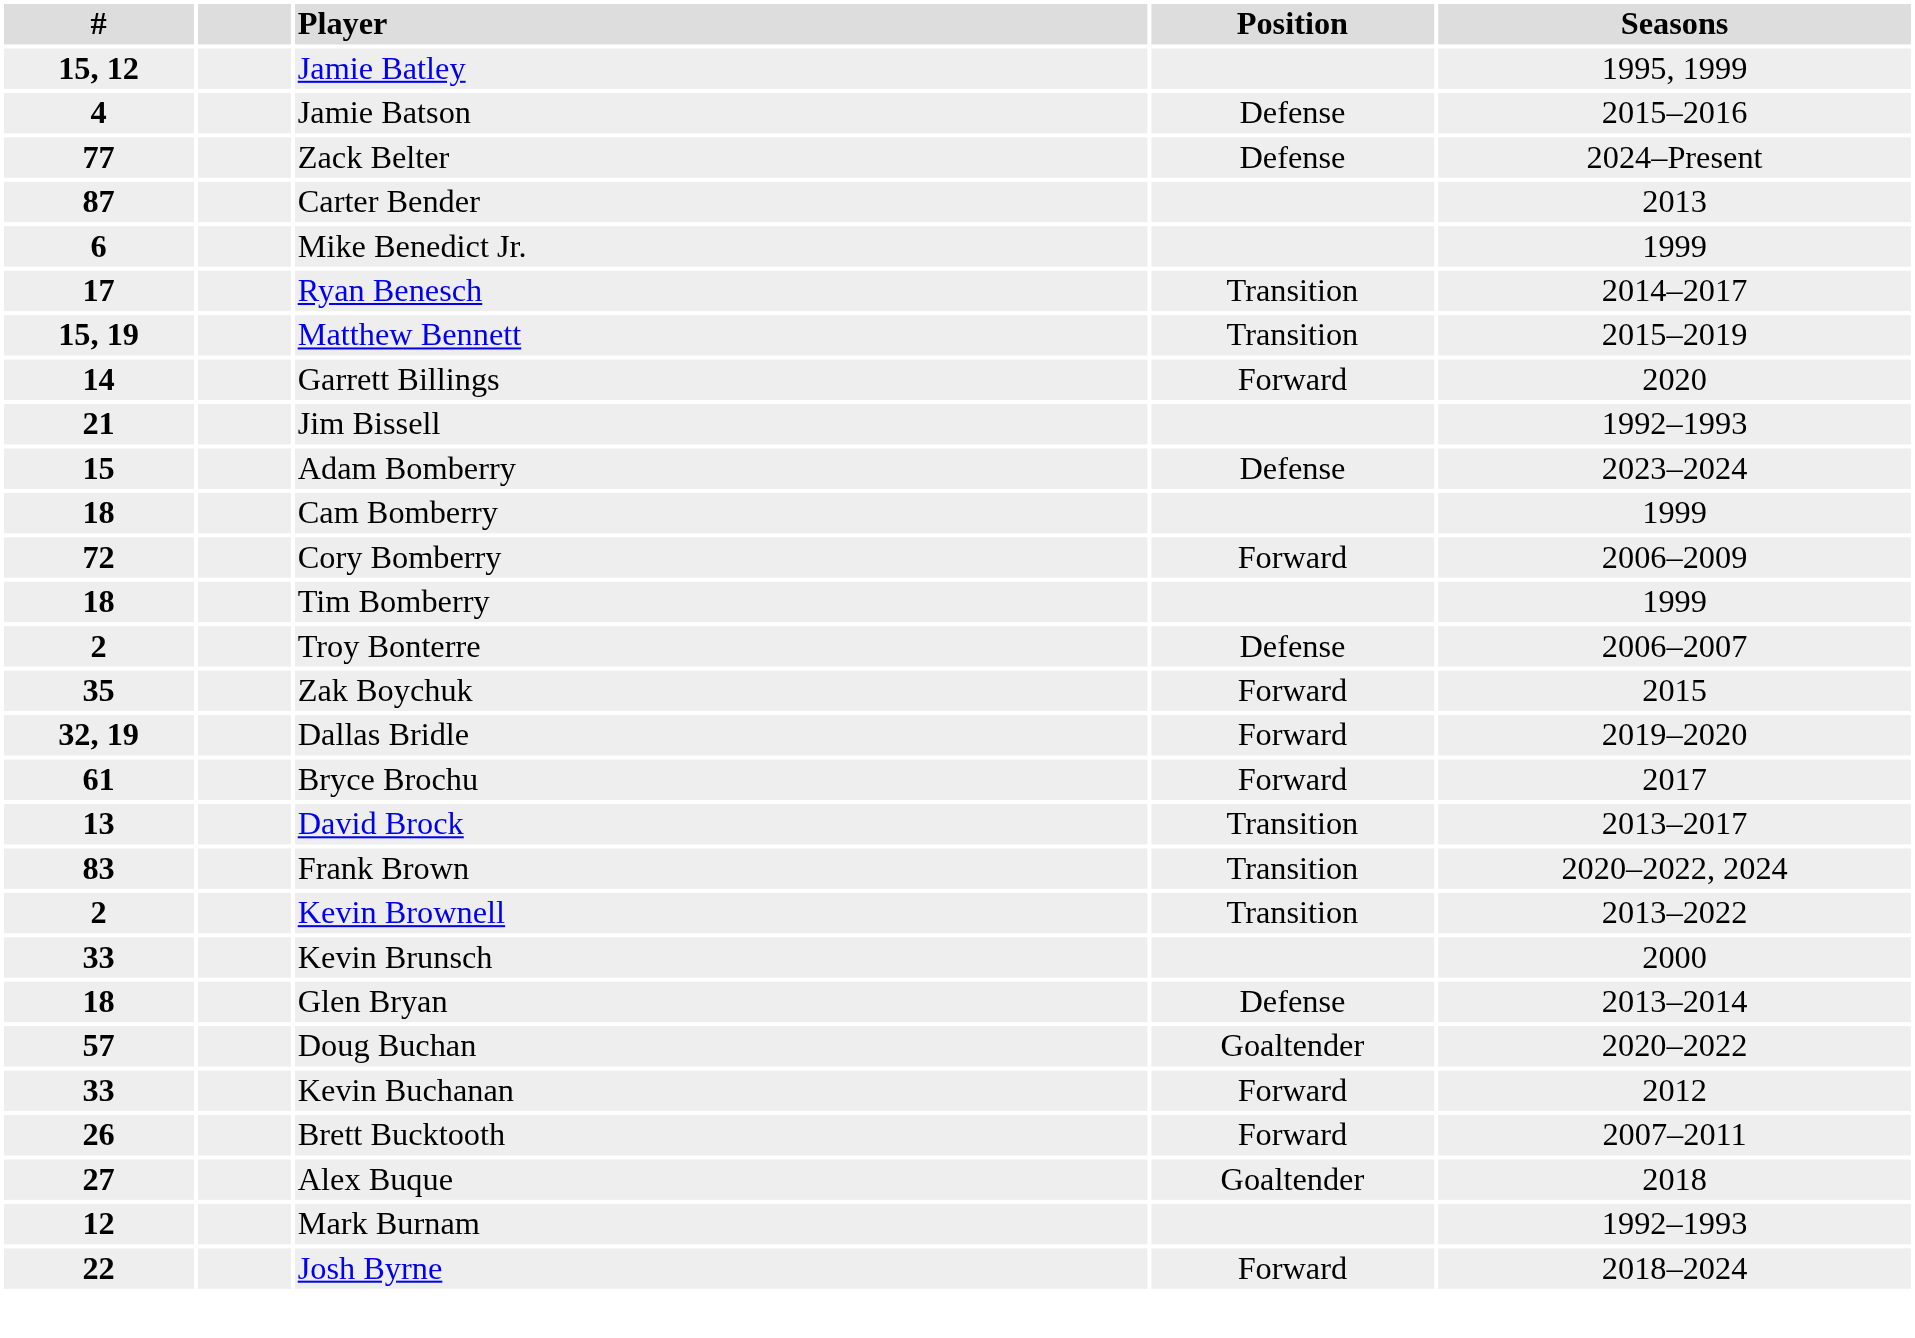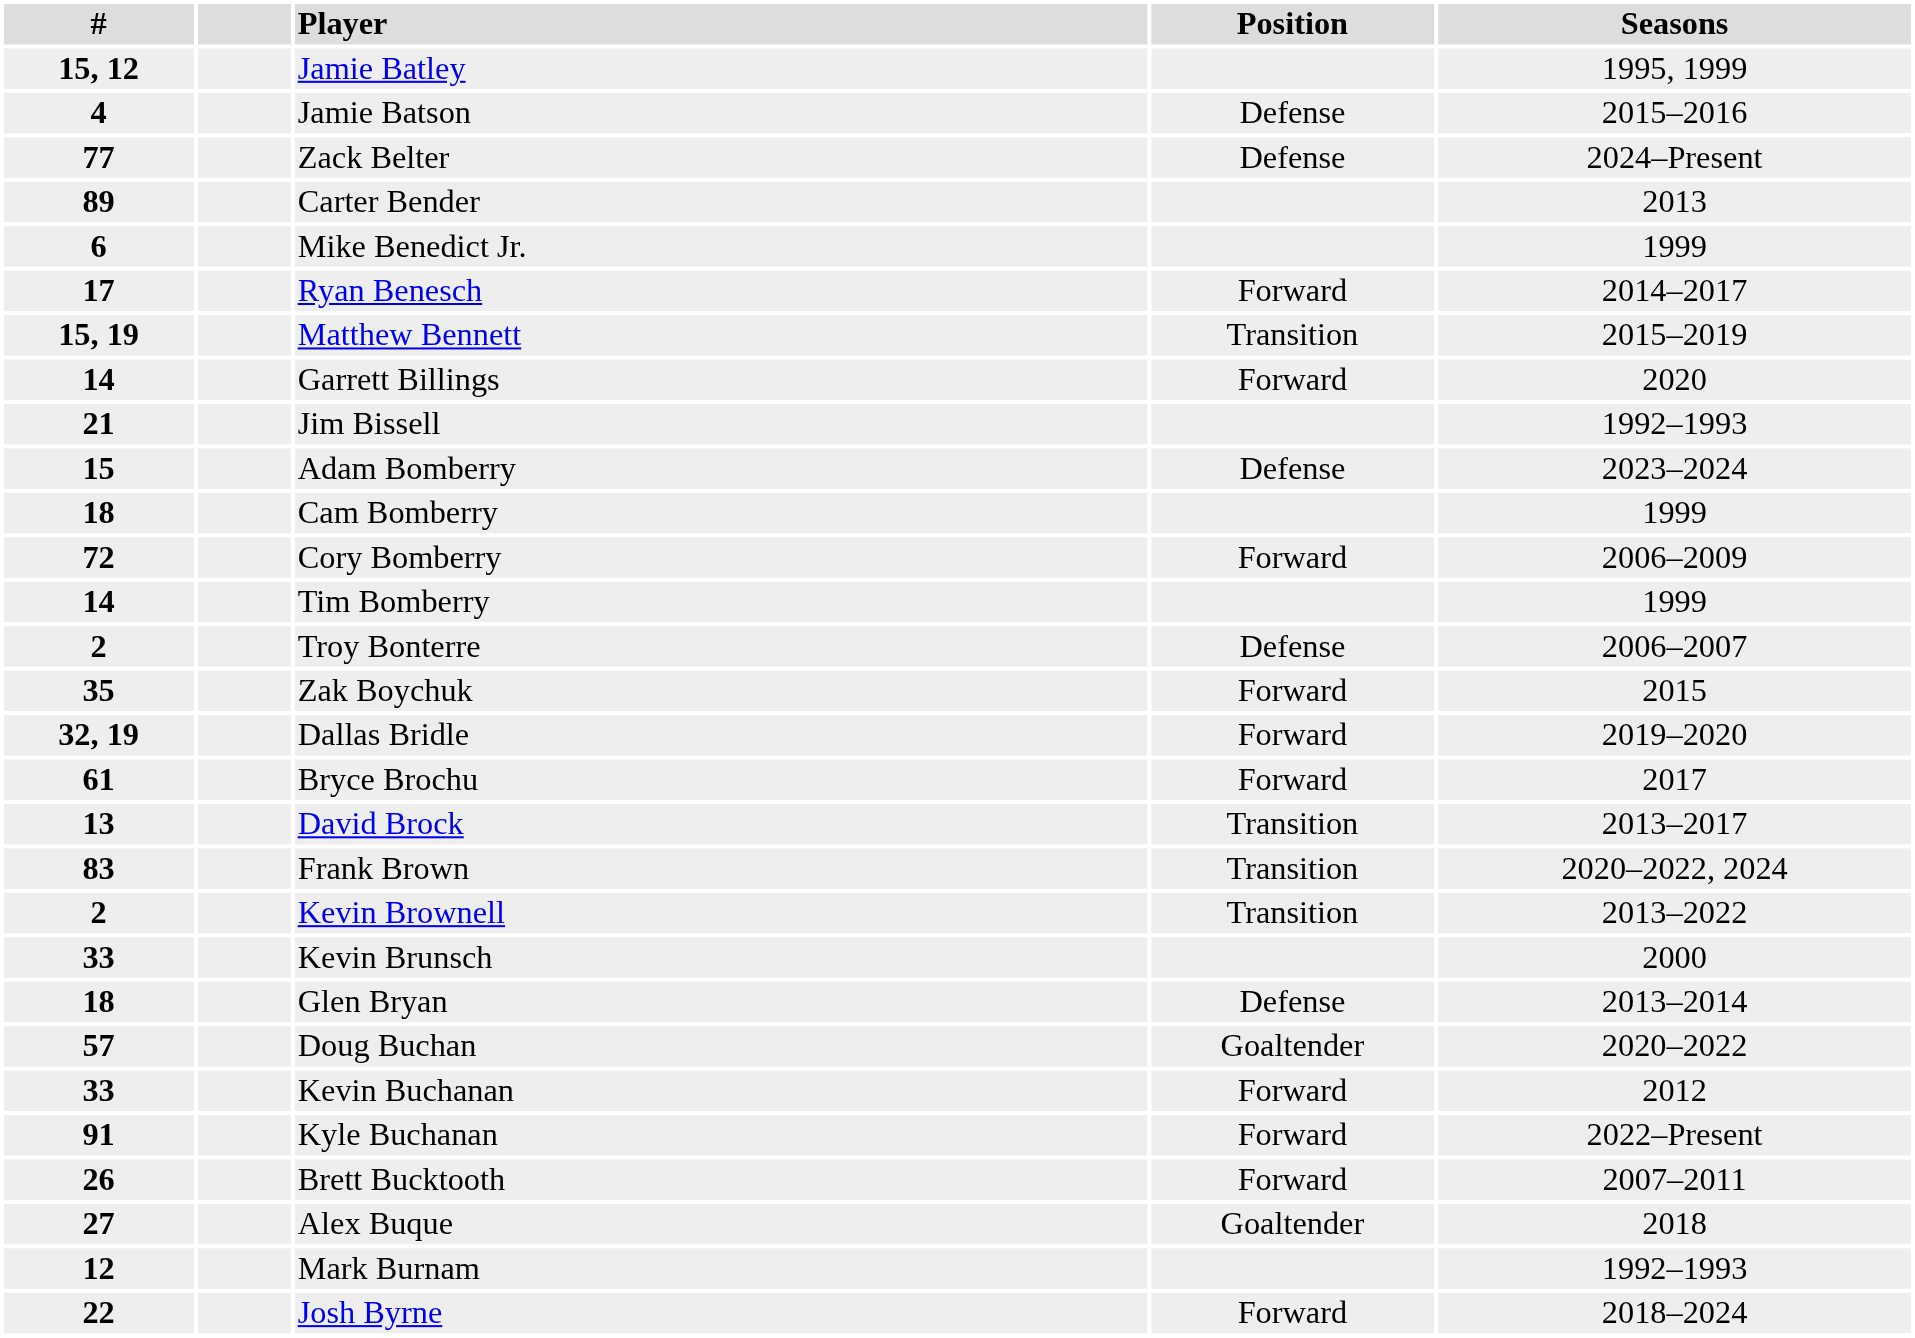(99, 201) 87 -> (99, 201) 89
(1292, 290) Transition -> (1292, 290) Forward
(99, 601) 18 -> (99, 601) 14
+ row: (398, 1134)
